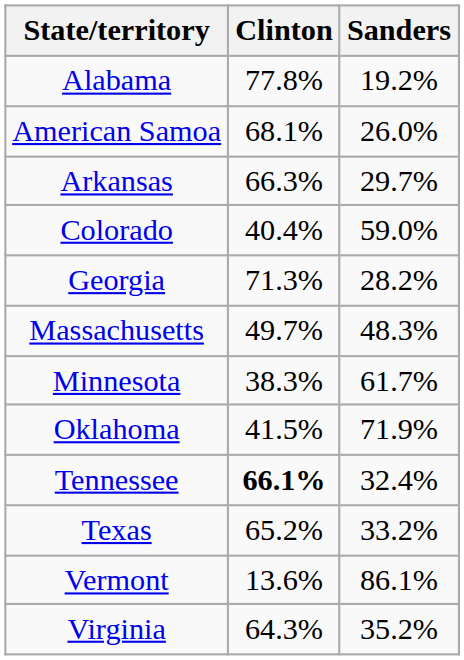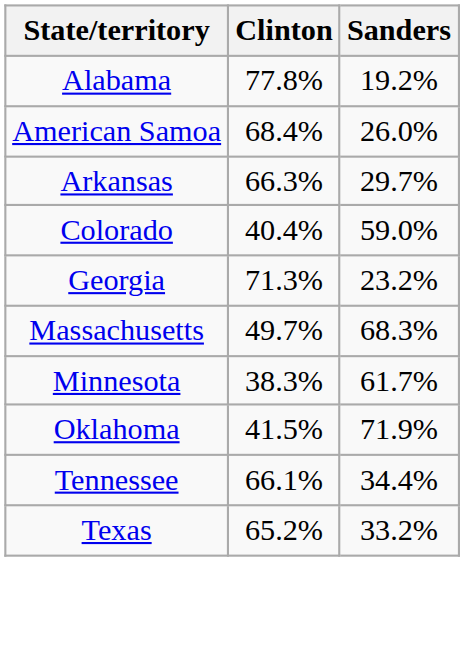(284, 130) 68.1% -> (284, 130) 68.4%
(399, 280) 28.2% -> (399, 280) 23.2%
(399, 329) 48.3% -> (399, 329) 68.3%
(284, 479) bold -> (284, 479) normal
(399, 479) 32.4% -> (399, 479) 34.4%
- row: (117, 579)
- row: (117, 629)
